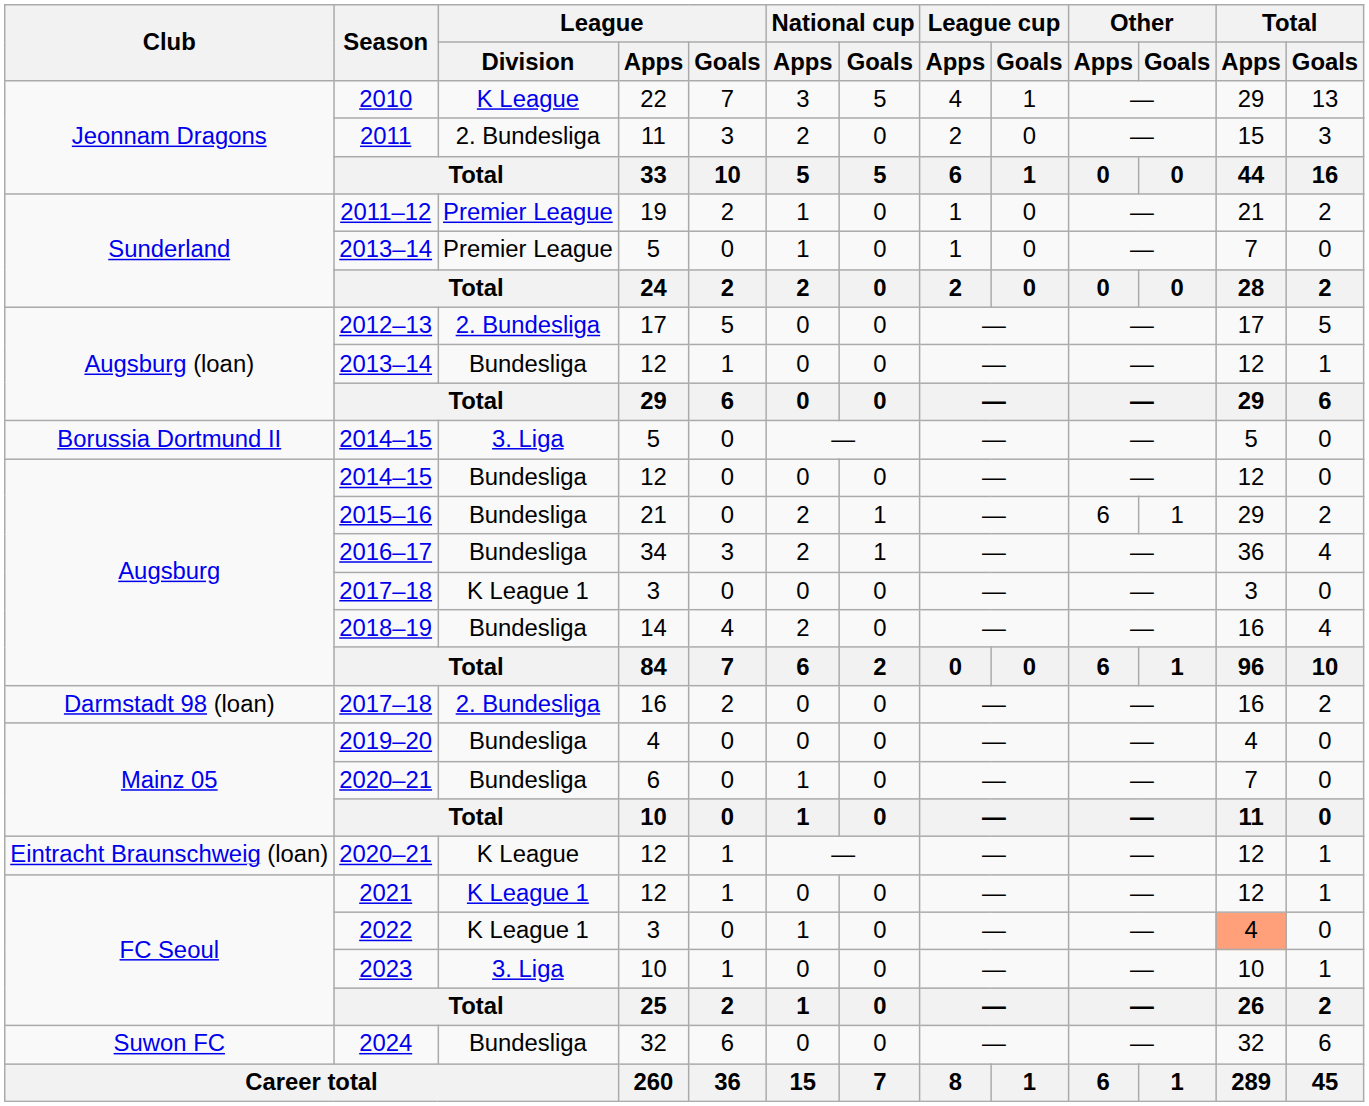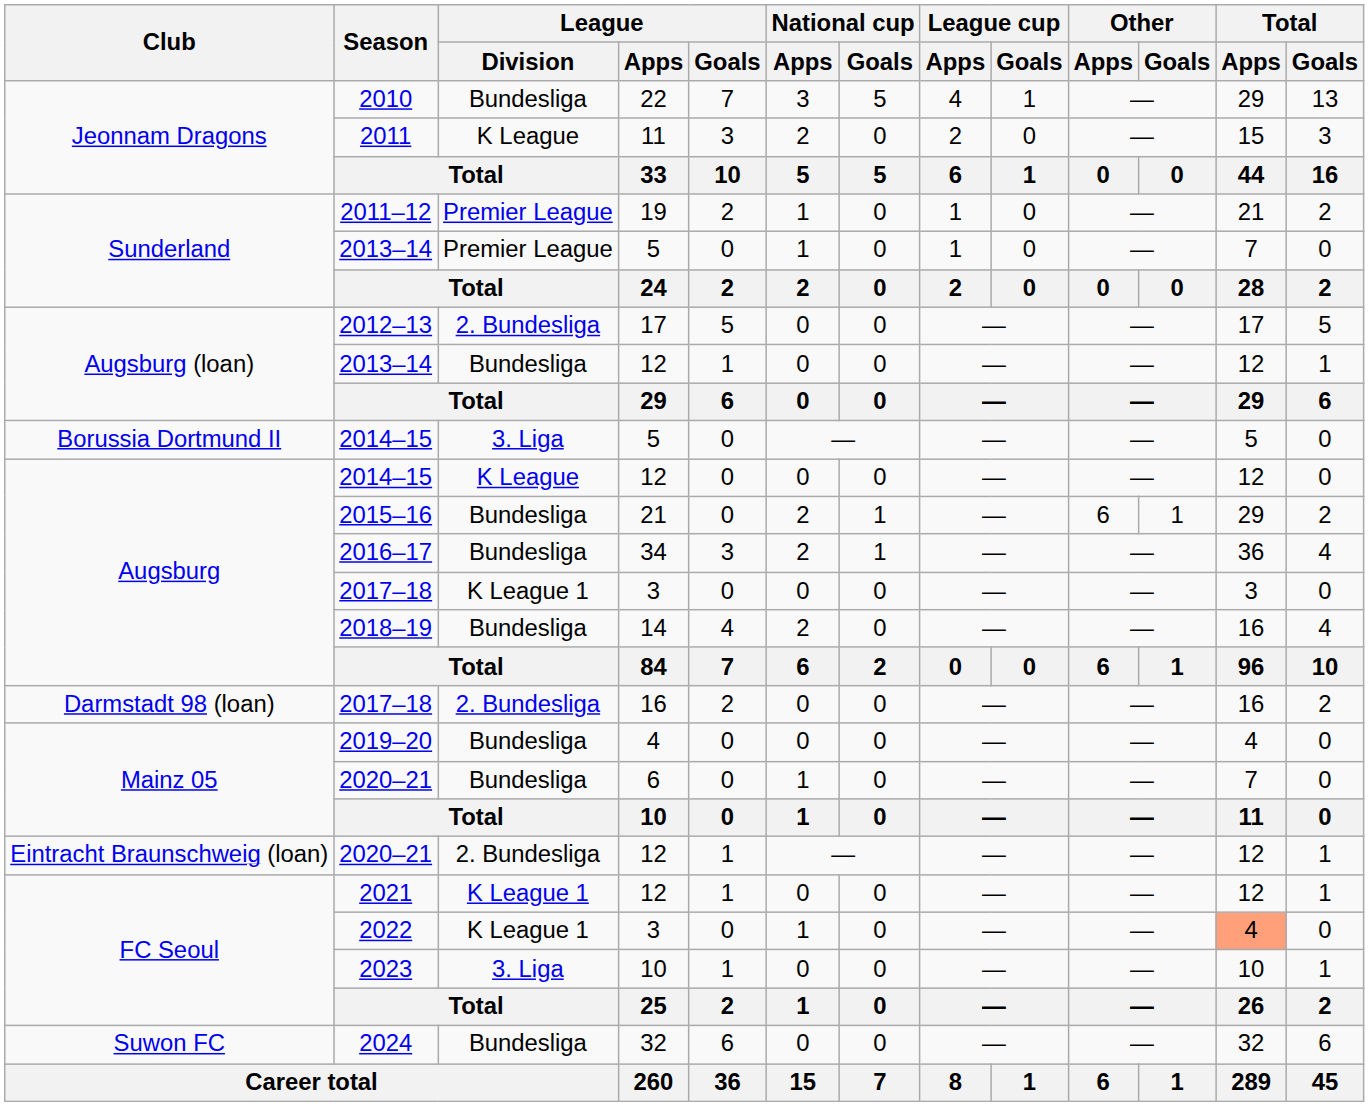(528, 99) K League -> (528, 99) Bundesliga
(528, 136) 2. Bundesliga -> (528, 136) K League
(528, 477) Bundesliga -> (528, 477) K League
(528, 855) K League -> (528, 855) 2. Bundesliga
